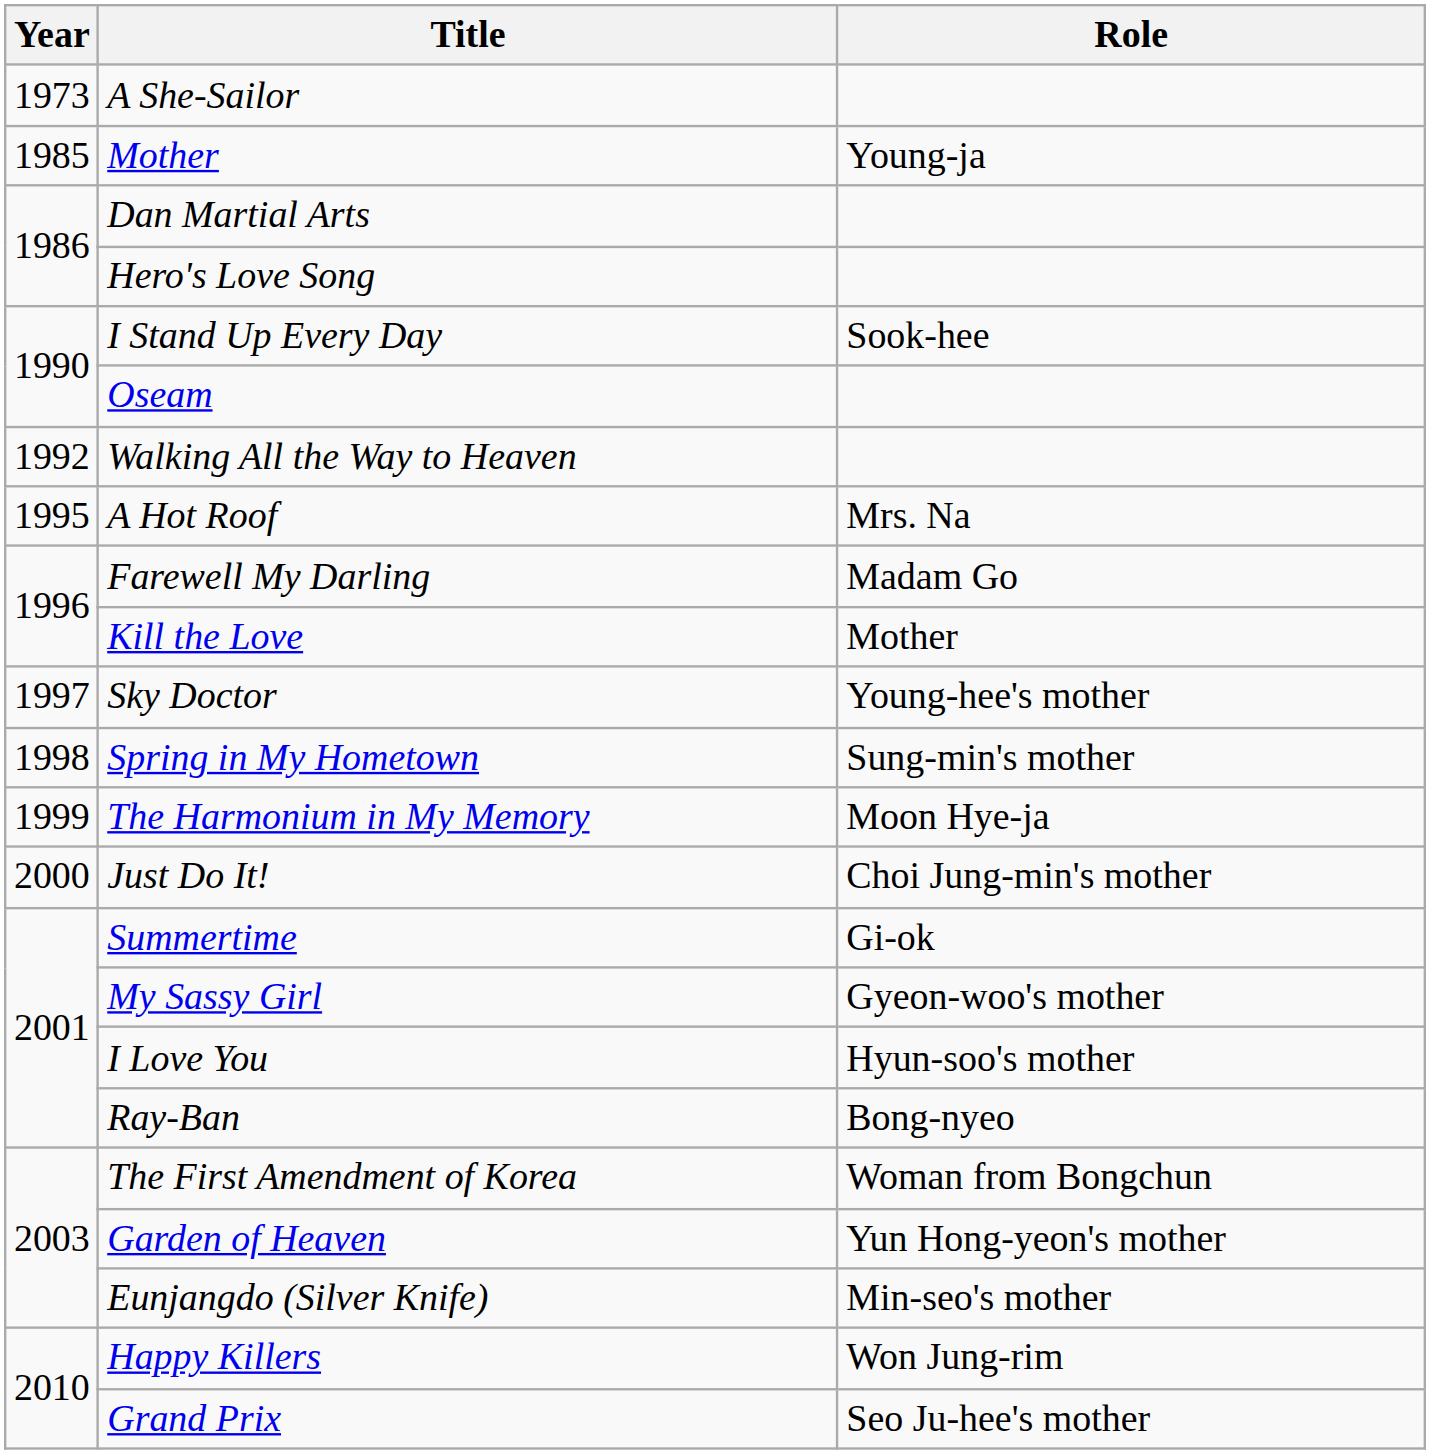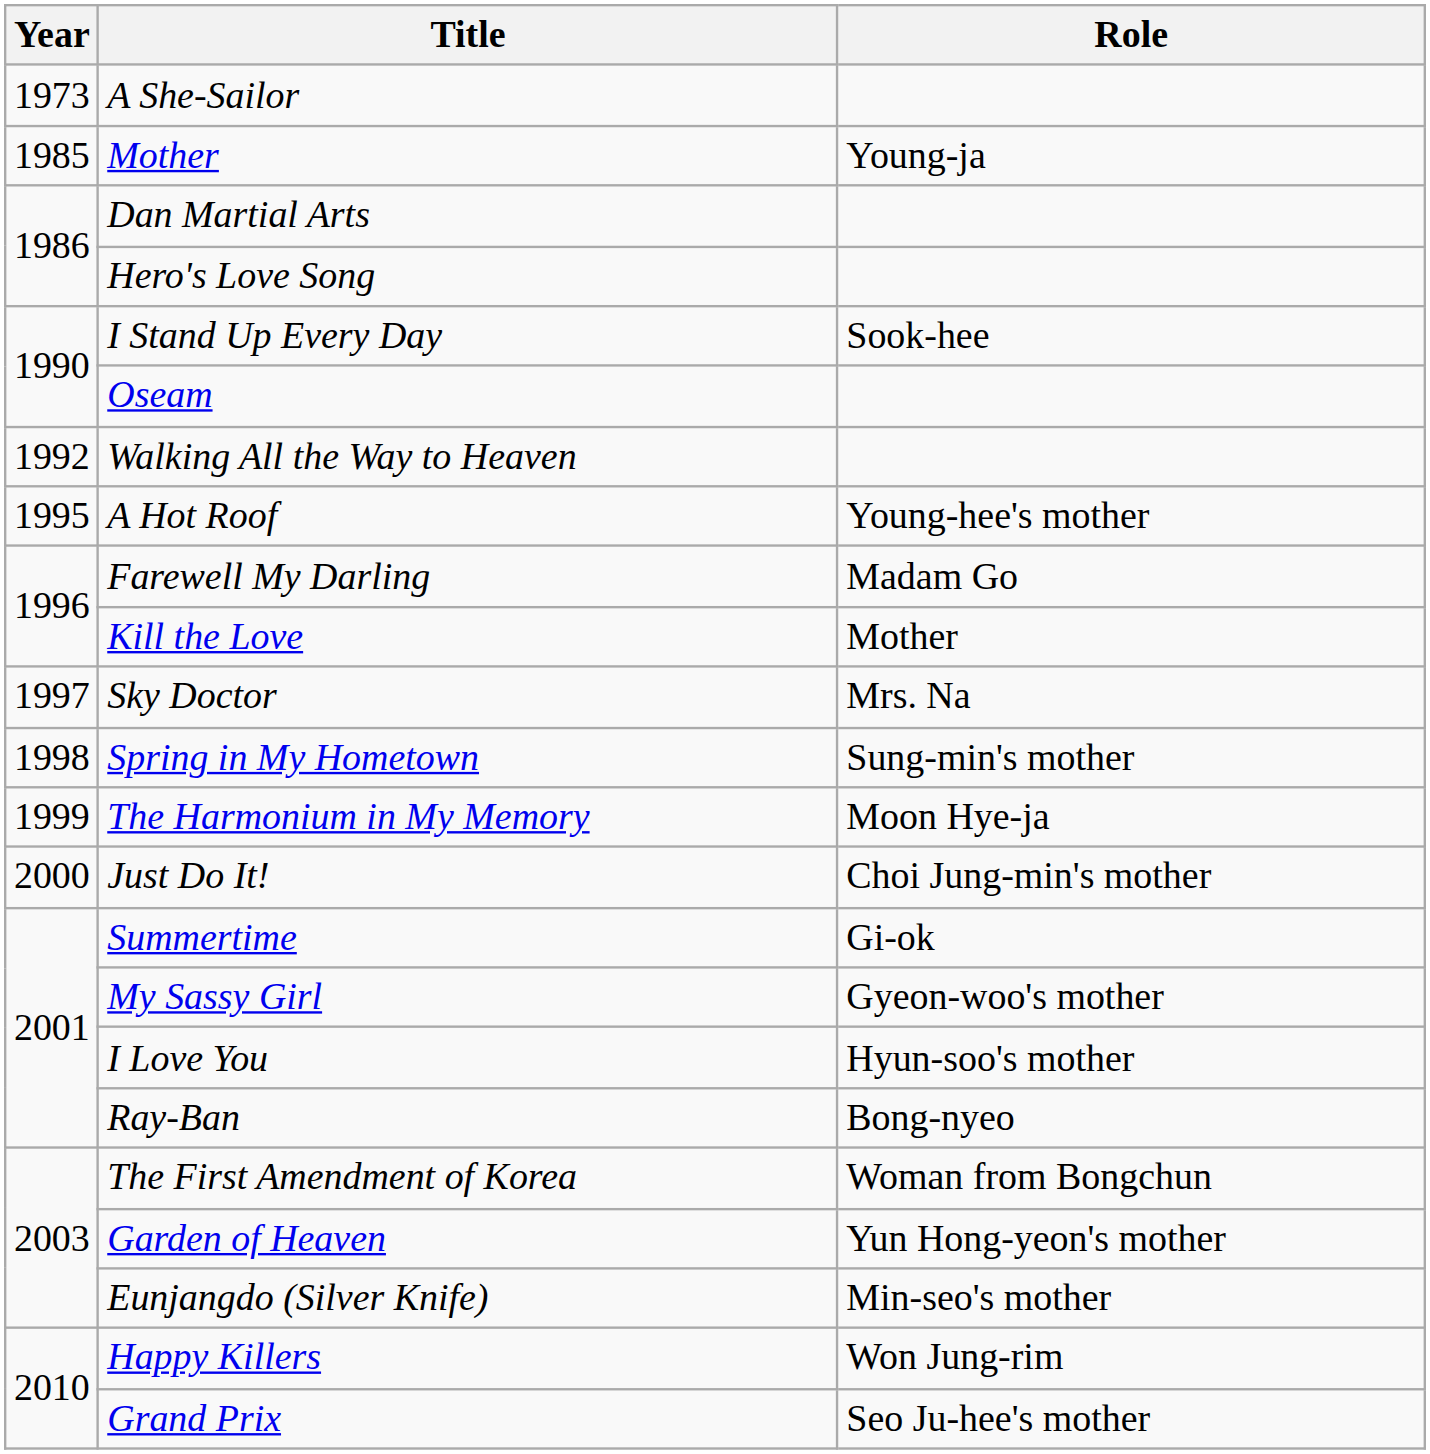(908, 515) Mrs. Na -> (998, 515) Young-hee's mother
(998, 696) Young-hee's mother -> (908, 696) Mrs. Na
